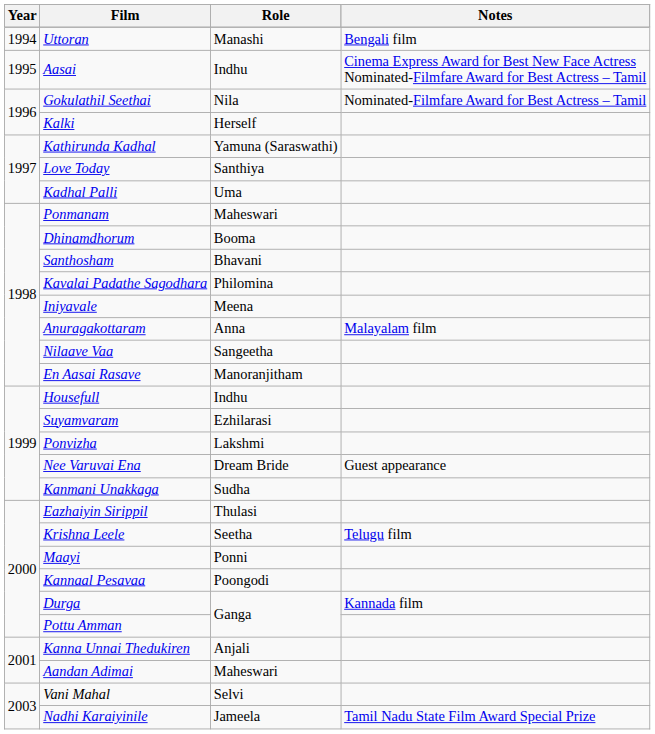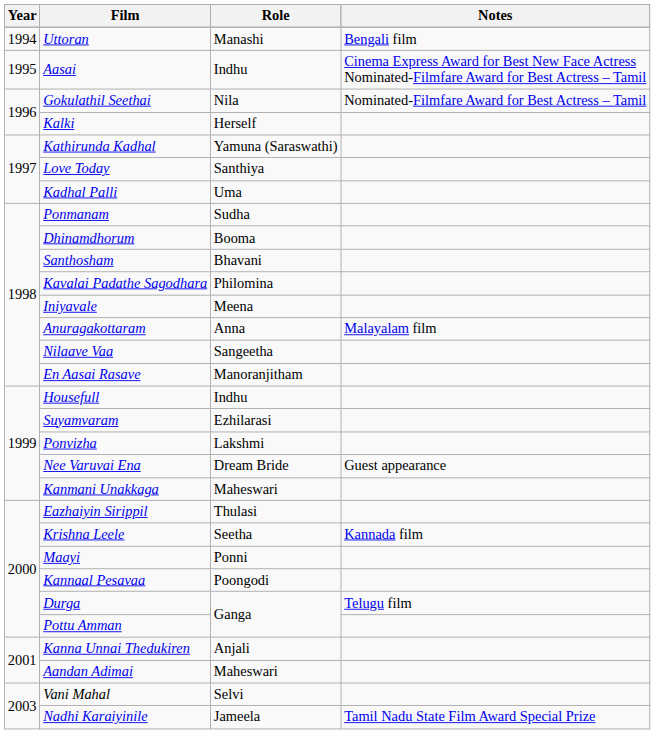(246, 214) Maheswari -> (232, 214) Sudha
(232, 488) Sudha -> (246, 488) Maheswari
(378, 534) Telugu film -> (384, 534) Kannada film
(384, 603) Kannada film -> (378, 603) Telugu film
